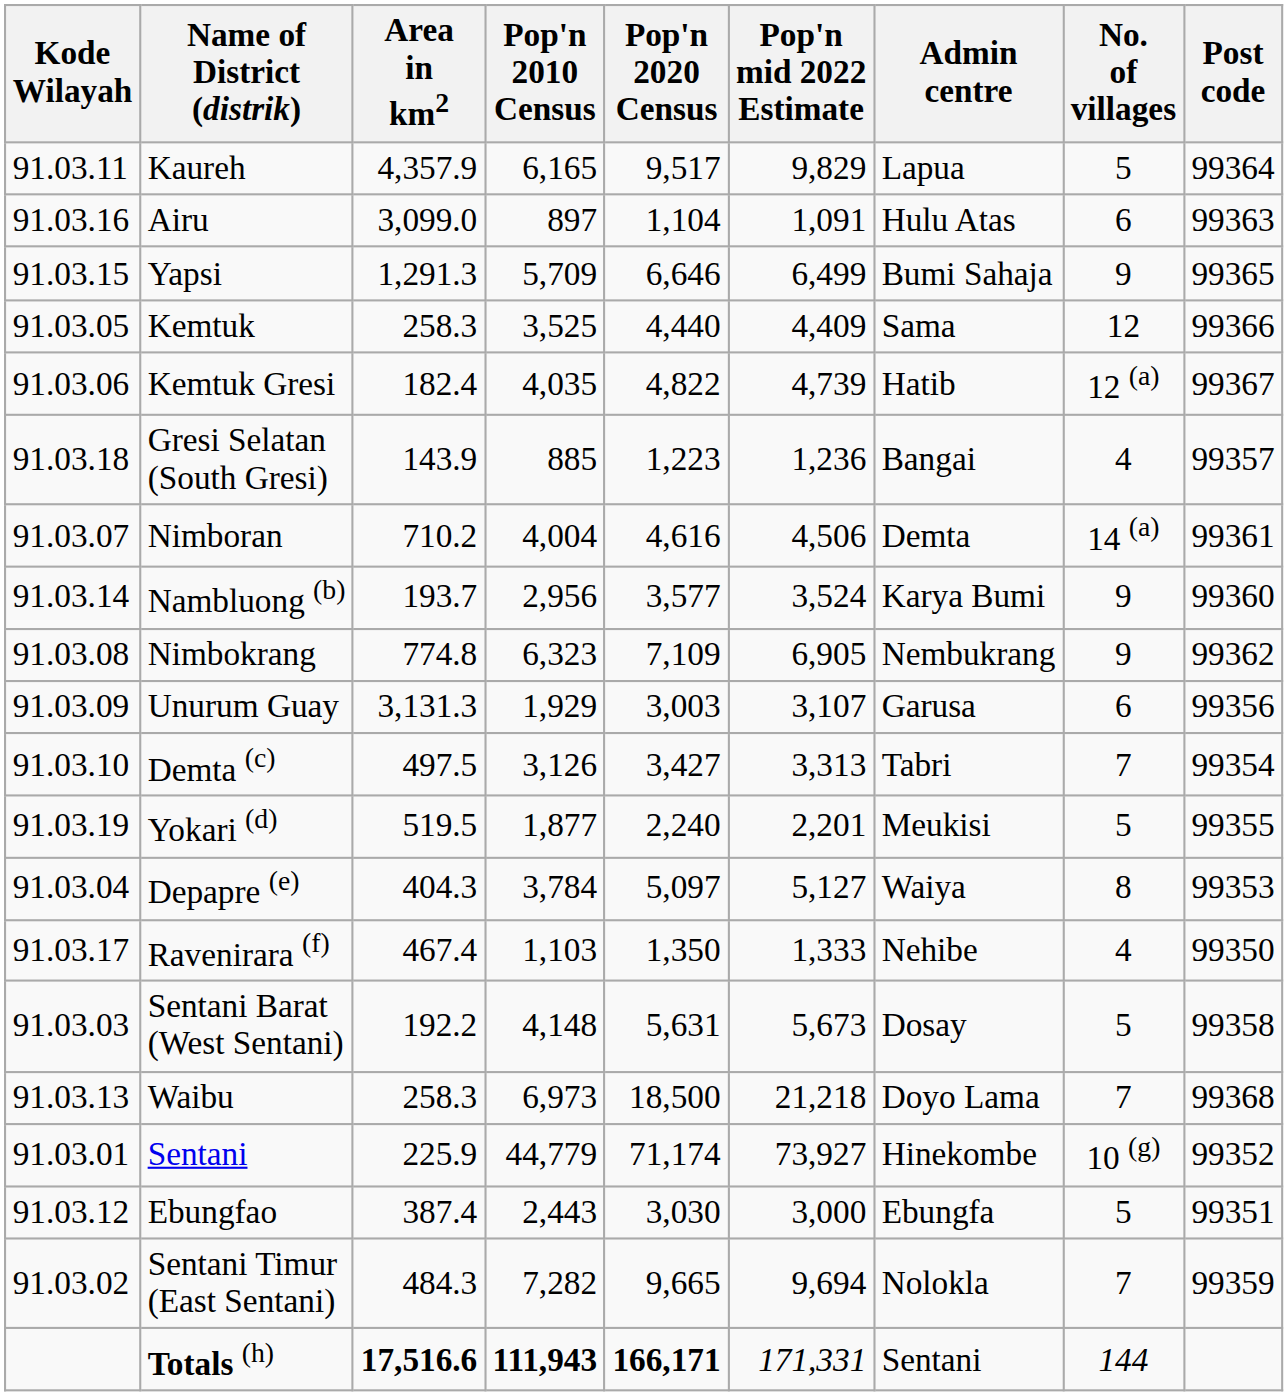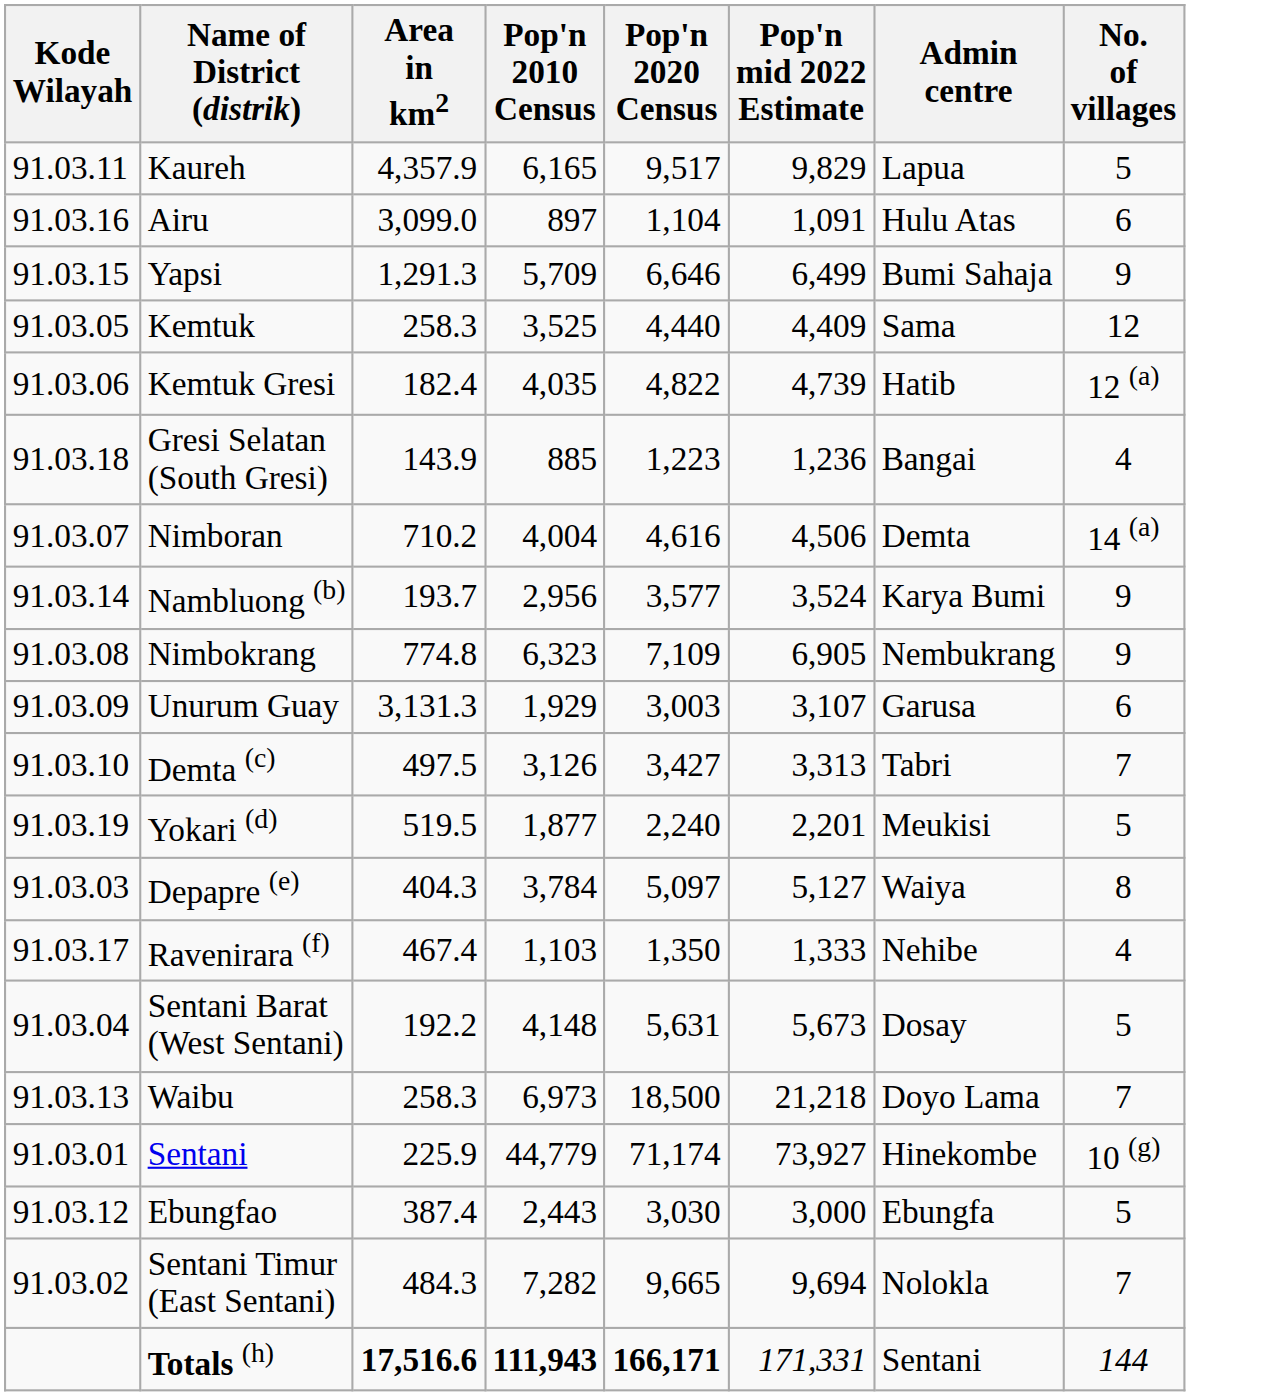- column: (1233, 72)
(71, 887) 91.03.04 -> (71, 887) 91.03.03
(71, 1025) 91.03.03 -> (71, 1025) 91.03.04
